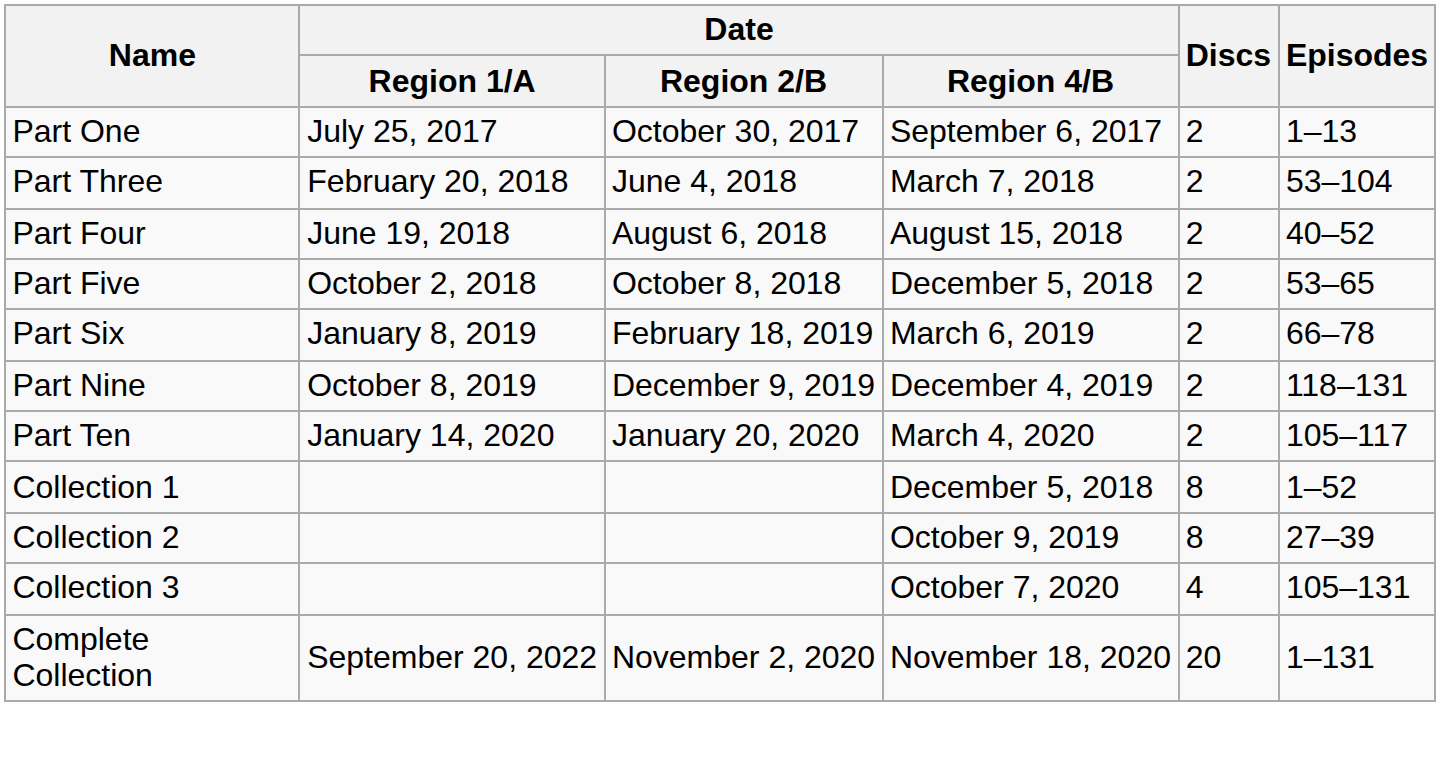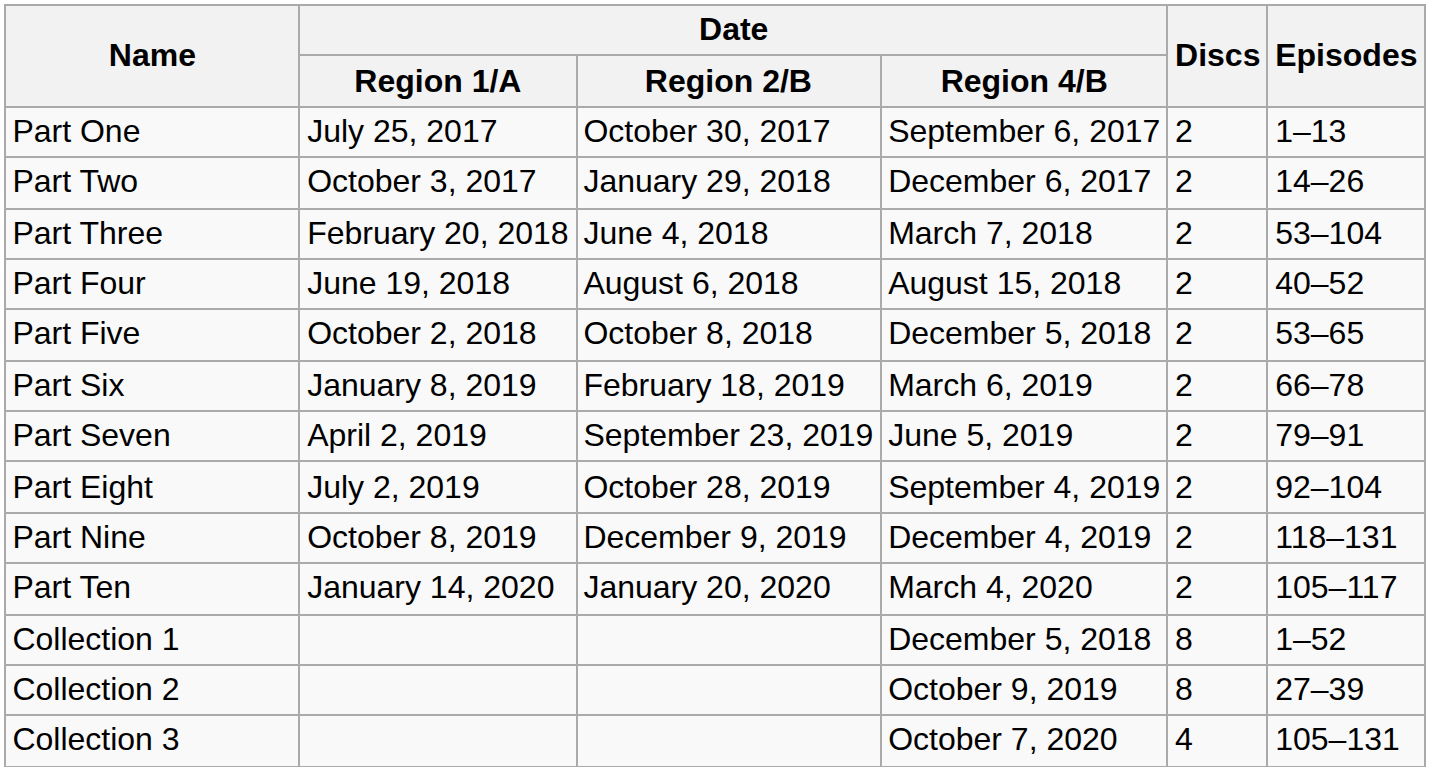+ row: (75, 182)
+ row: (92, 435)
+ row: (83, 486)
- row: (83, 656)
